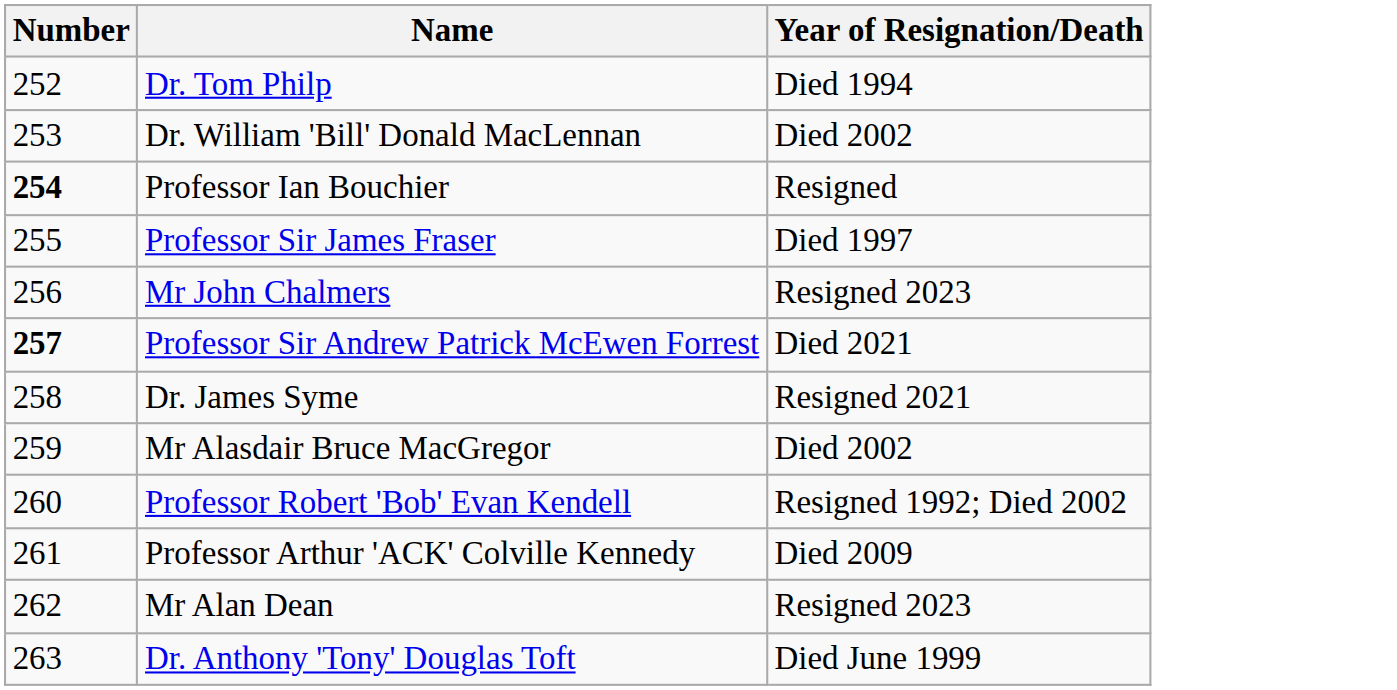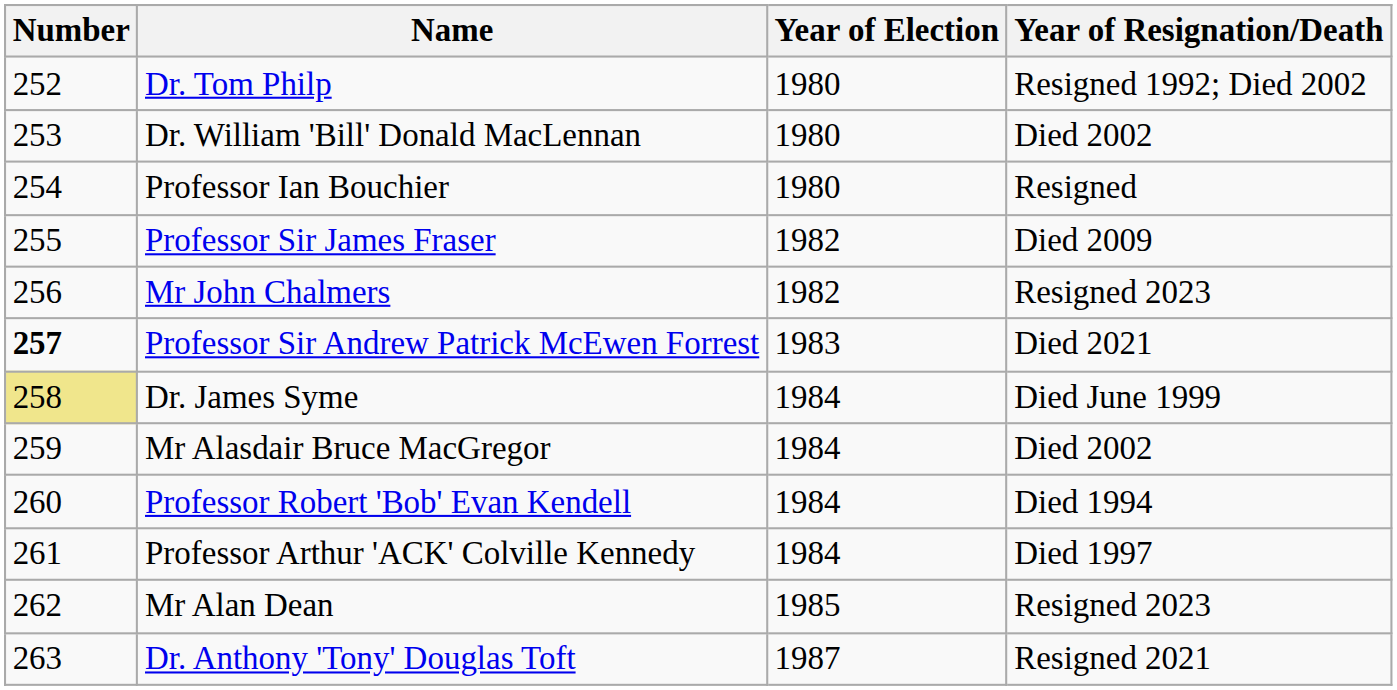+ column: (887, 30)
(844, 82) Died 1994 -> (1190, 82) Resigned 1992; Died 2002
(37, 187) bold -> (37, 187) normal
(844, 239) Died 1997 -> (1083, 239) Died 2009
(37, 396) no background -> (37, 396) khaki background
(873, 396) Resigned 2021 -> (1118, 396) Died June 1999
(951, 501) Resigned 1992; Died 2002 -> (1083, 501) Died 1994
(844, 553) Died 2009 -> (1083, 553) Died 1997
(878, 657) Died June 1999 -> (1113, 657) Resigned 2021
